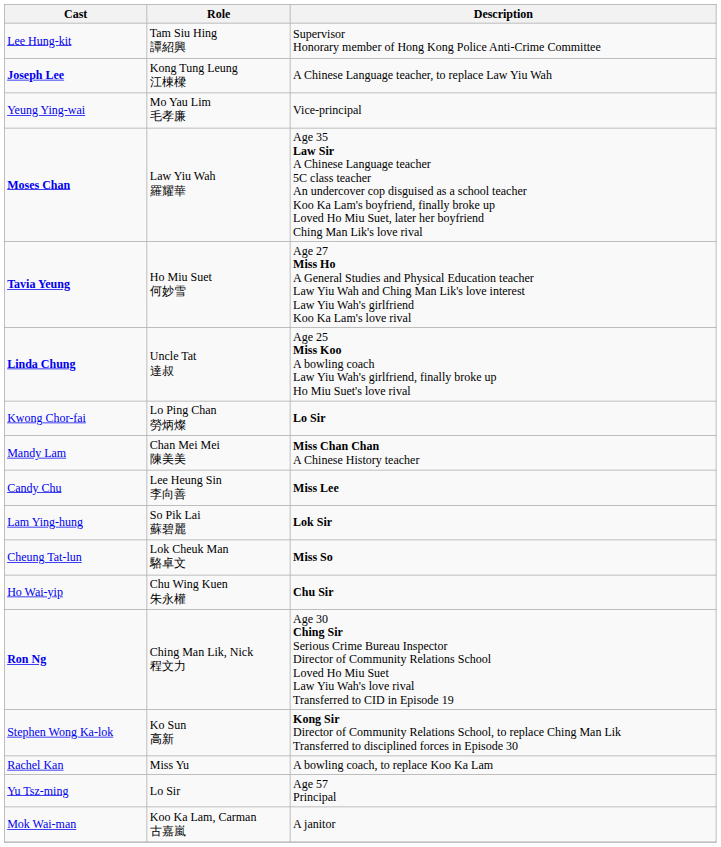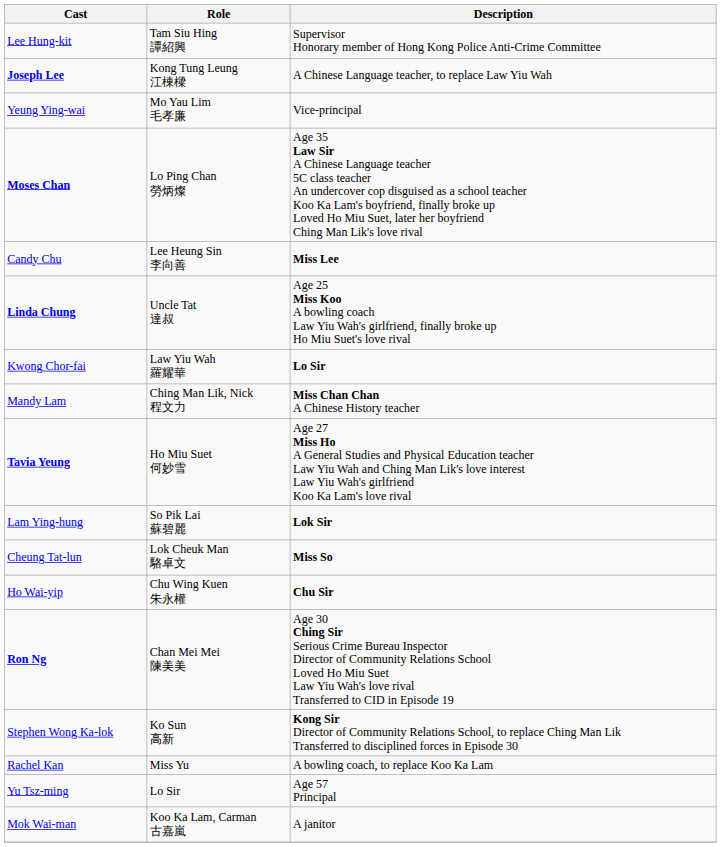(183, 183) Law Yiu Wah 羅耀華 -> (183, 183) Lo Ping Chan 勞炳燦
rows swapped: (39, 284) <-> (34, 487)
(183, 417) Lo Ping Chan 勞炳燦 -> (183, 365) Law Yiu Wah 羅耀華
(185, 452) Chan Mei Mei 陳美美 -> (201, 400) Ching Man Lik, Nick 程文力
(201, 658) Ching Man Lik, Nick 程文力 -> (185, 658) Chan Mei Mei 陳美美
